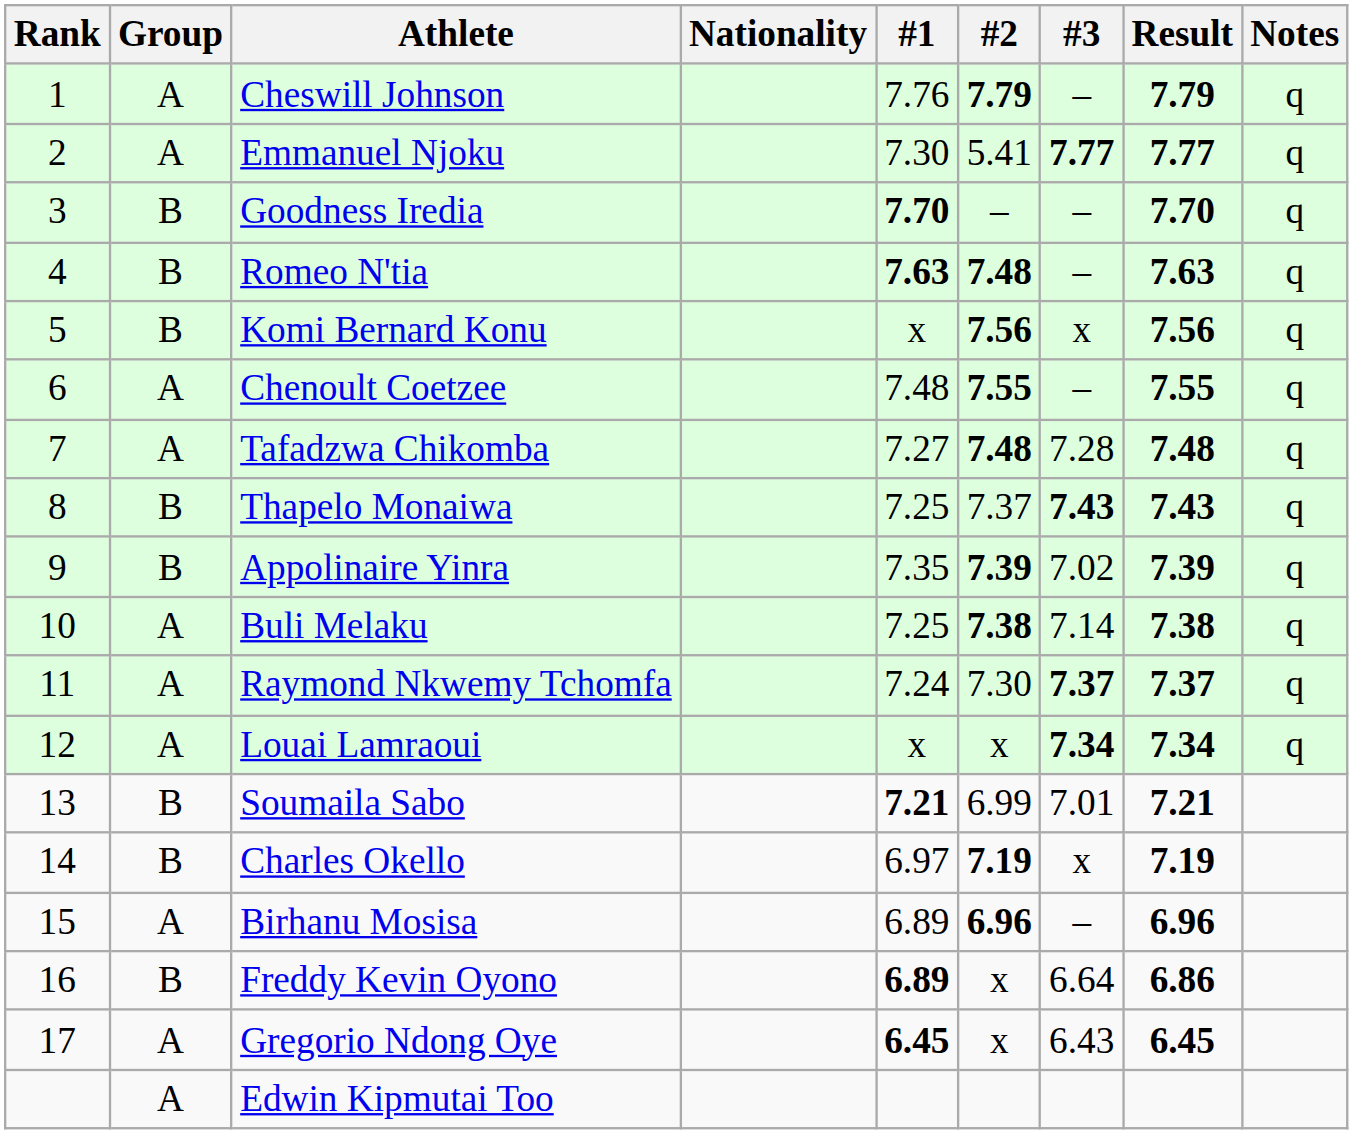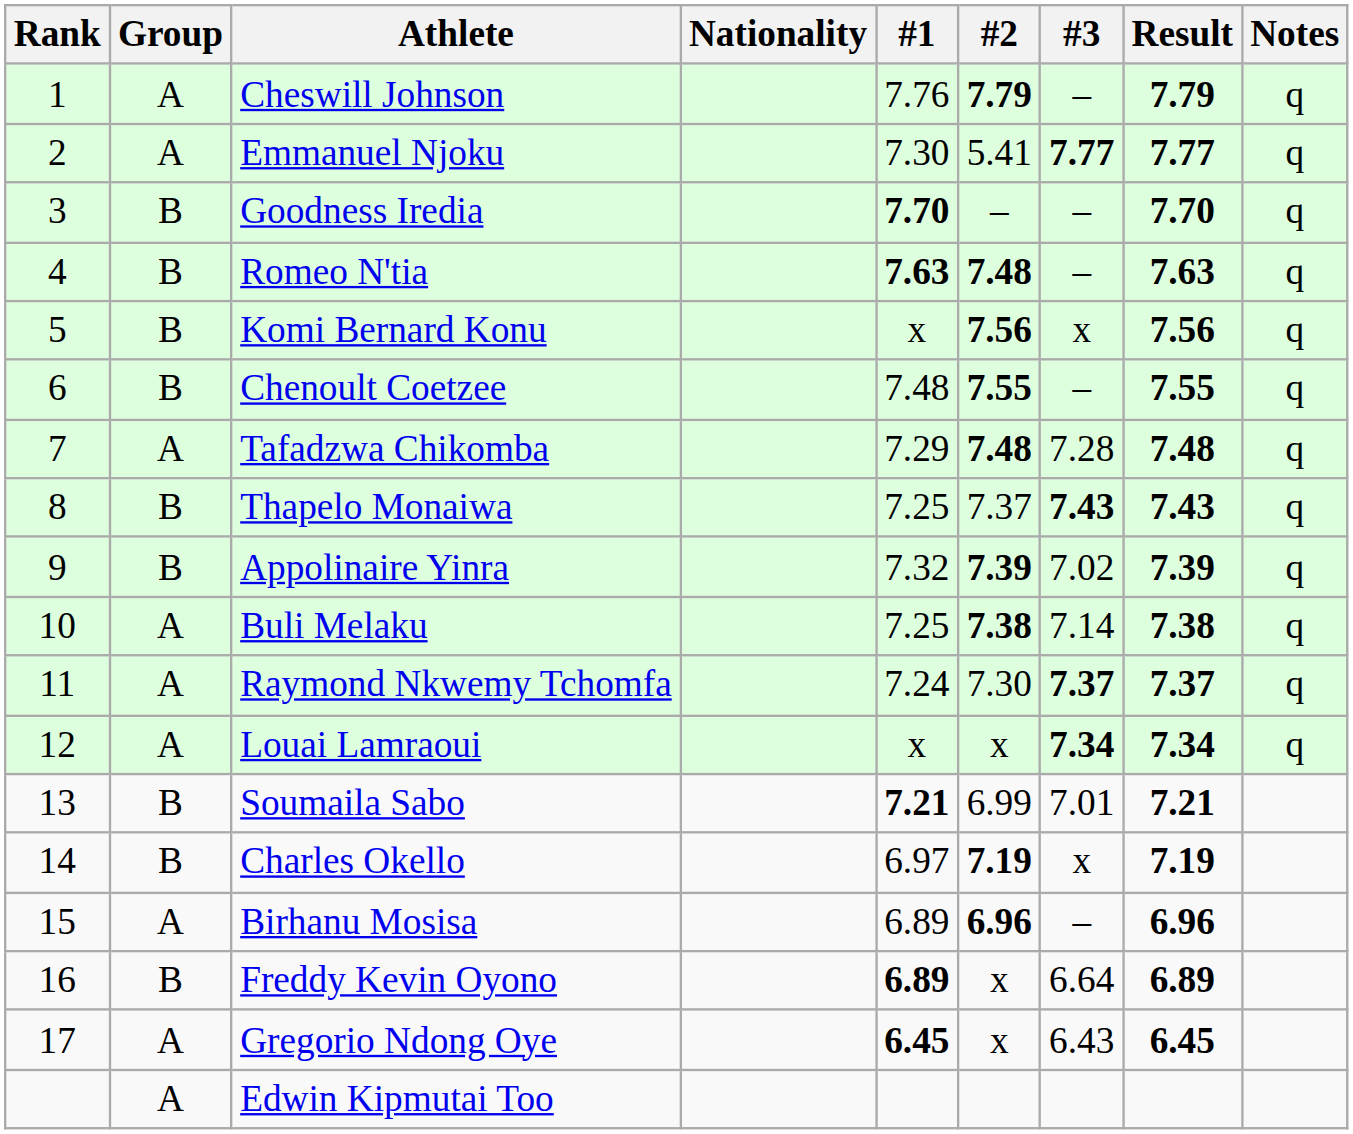(170, 388) A -> (170, 388) B
(917, 447) 7.27 -> (917, 447) 7.29
(917, 566) 7.35 -> (917, 566) 7.32
(1182, 980) 6.86 -> (1182, 980) 6.89
